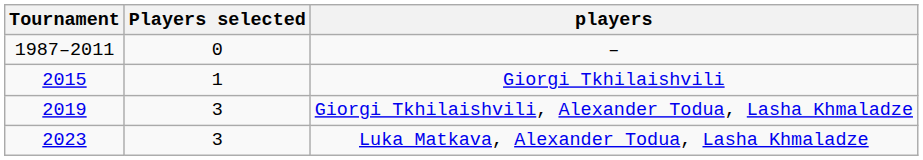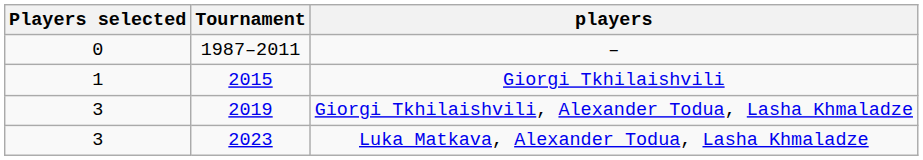columns swapped: (64, 20) <-> (217, 20)
